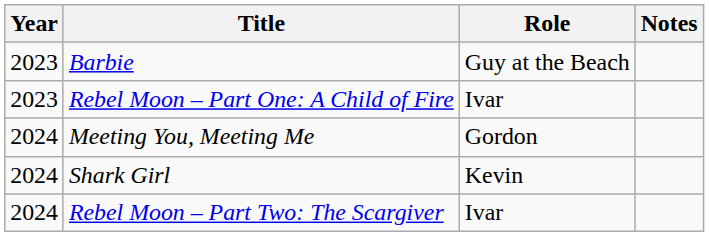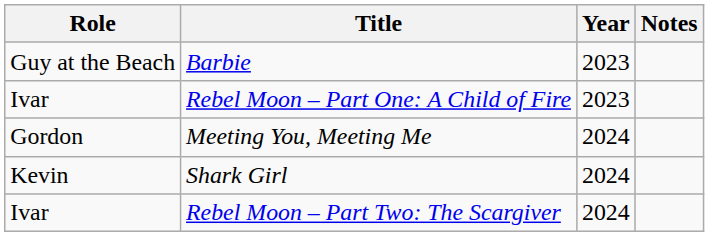columns swapped: (34, 23) <-> (547, 23)
